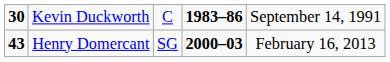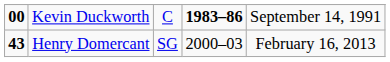(16, 17) 30 -> (16, 17) 00
(214, 43) bold -> (214, 43) normal
